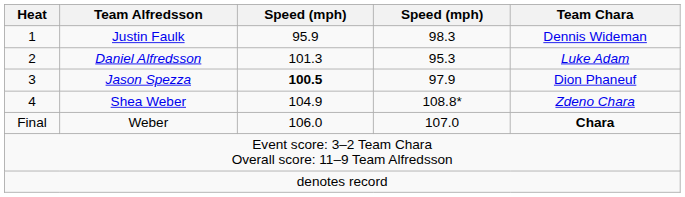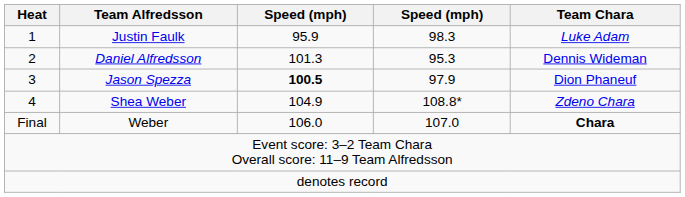(595, 36) Dennis Wideman -> (595, 36) Luke Adam
(595, 58) Luke Adam -> (595, 58) Dennis Wideman
